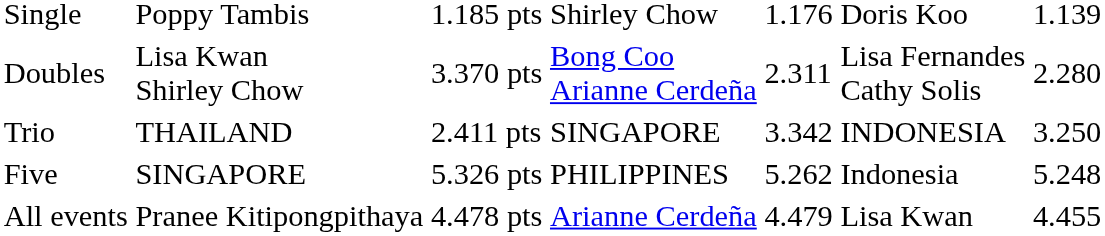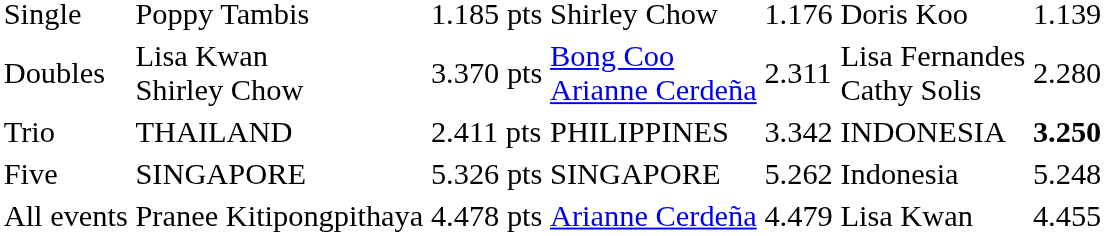(635, 132) SINGAPORE -> (640, 132) PHILIPPINES
(1067, 132) normal -> (1067, 132) bold
(640, 173) PHILIPPINES -> (635, 173) SINGAPORE
